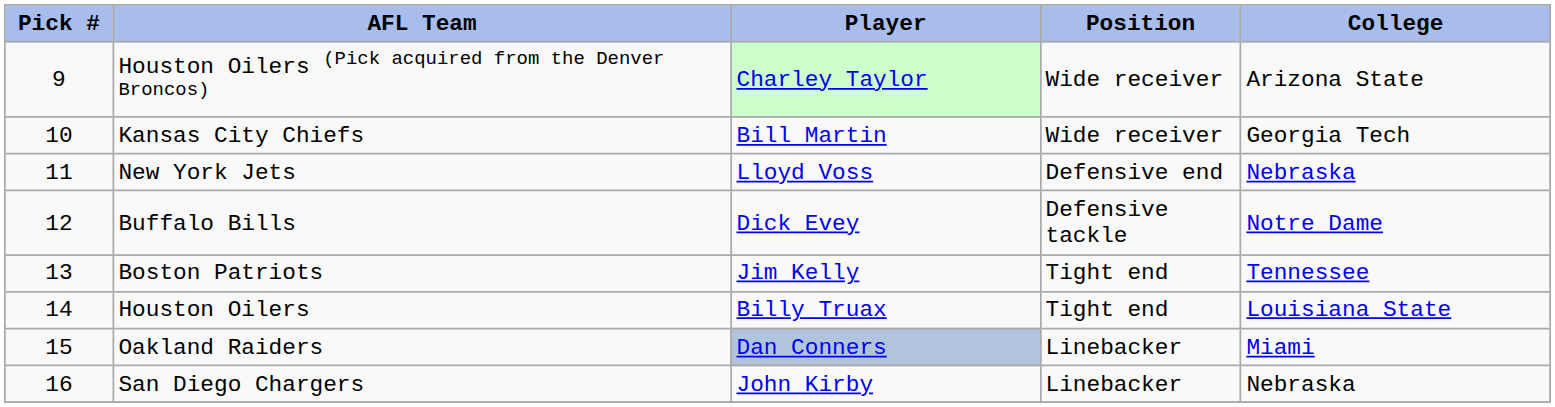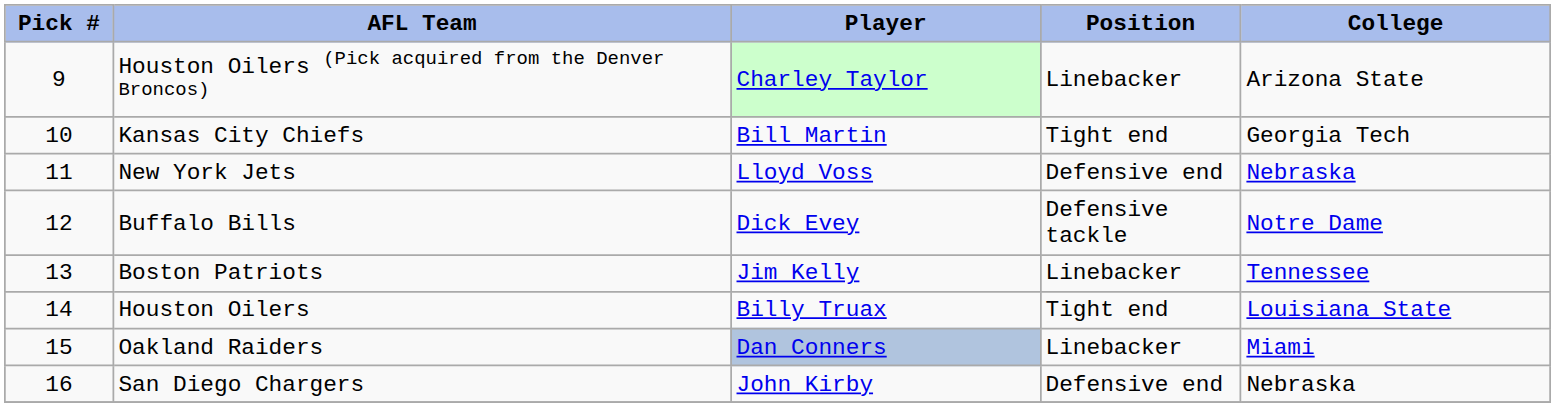(1134, 79) Wide receiver -> (1114, 79) Linebacker
(1134, 135) Wide receiver -> (1107, 135) Tight end
(1107, 273) Tight end -> (1114, 273) Linebacker
(1114, 384) Linebacker -> (1134, 384) Defensive end
